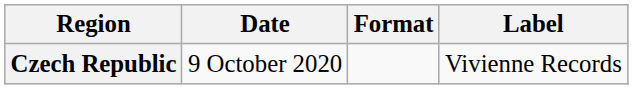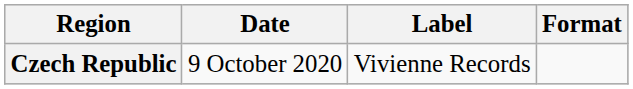columns swapped: (394, 24) <-> (533, 24)
